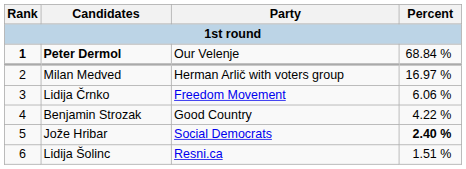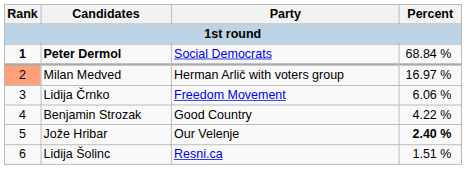(207, 53) Our Velenje -> (223, 53) Social Democrats
(23, 75) no background -> (23, 75) lightsalmon background
(223, 134) Social Democrats -> (207, 134) Our Velenje
